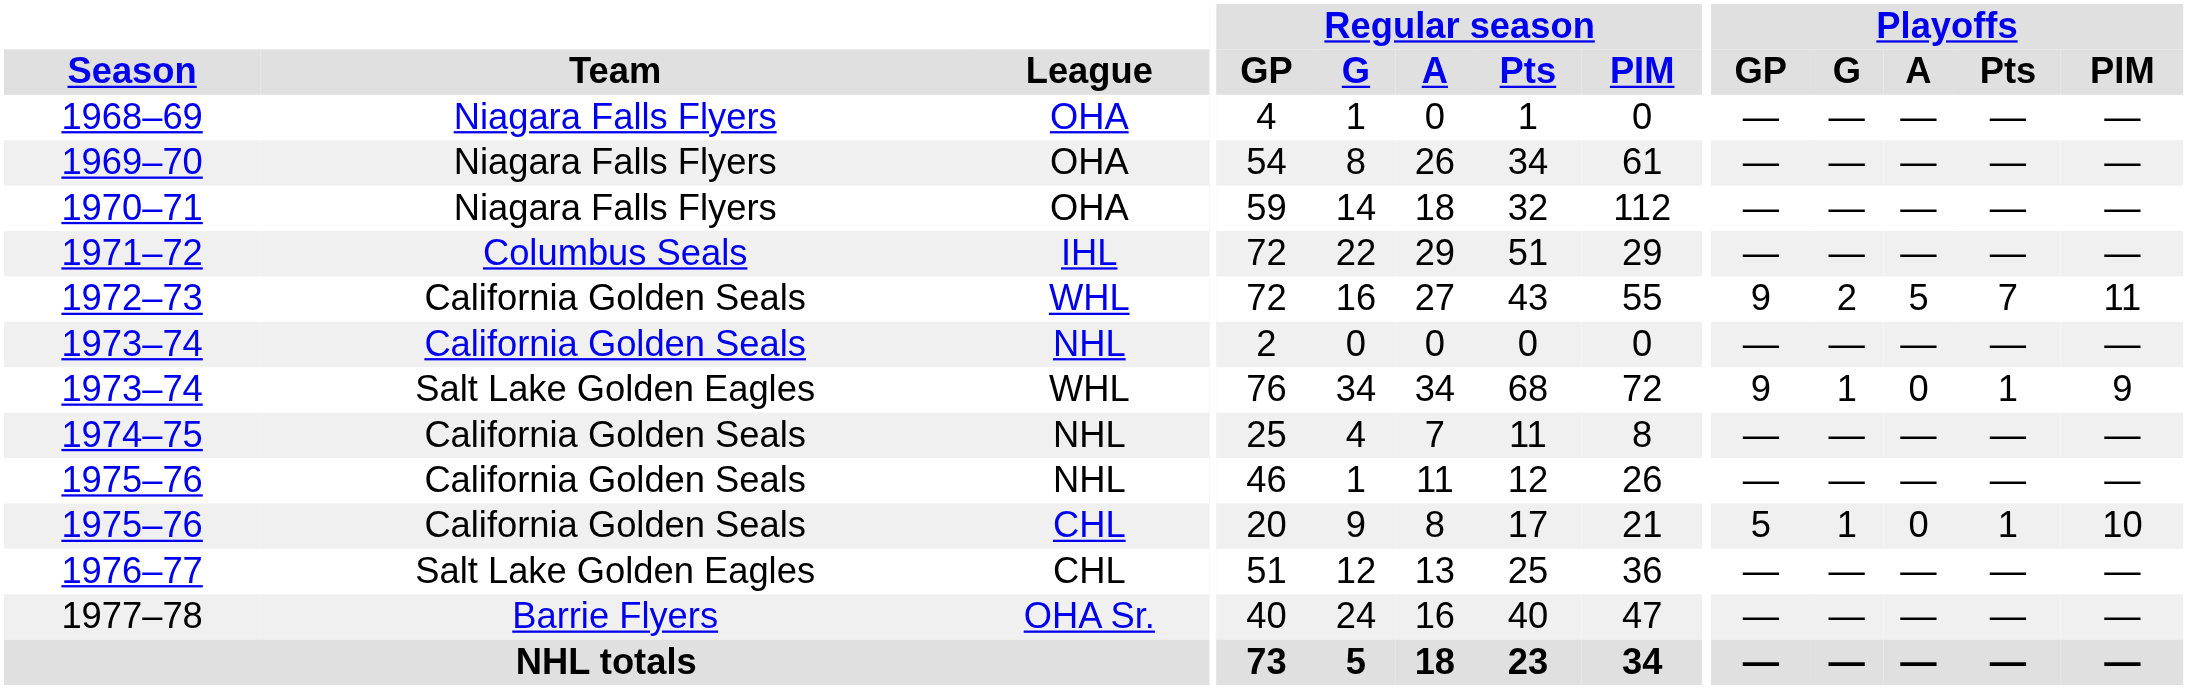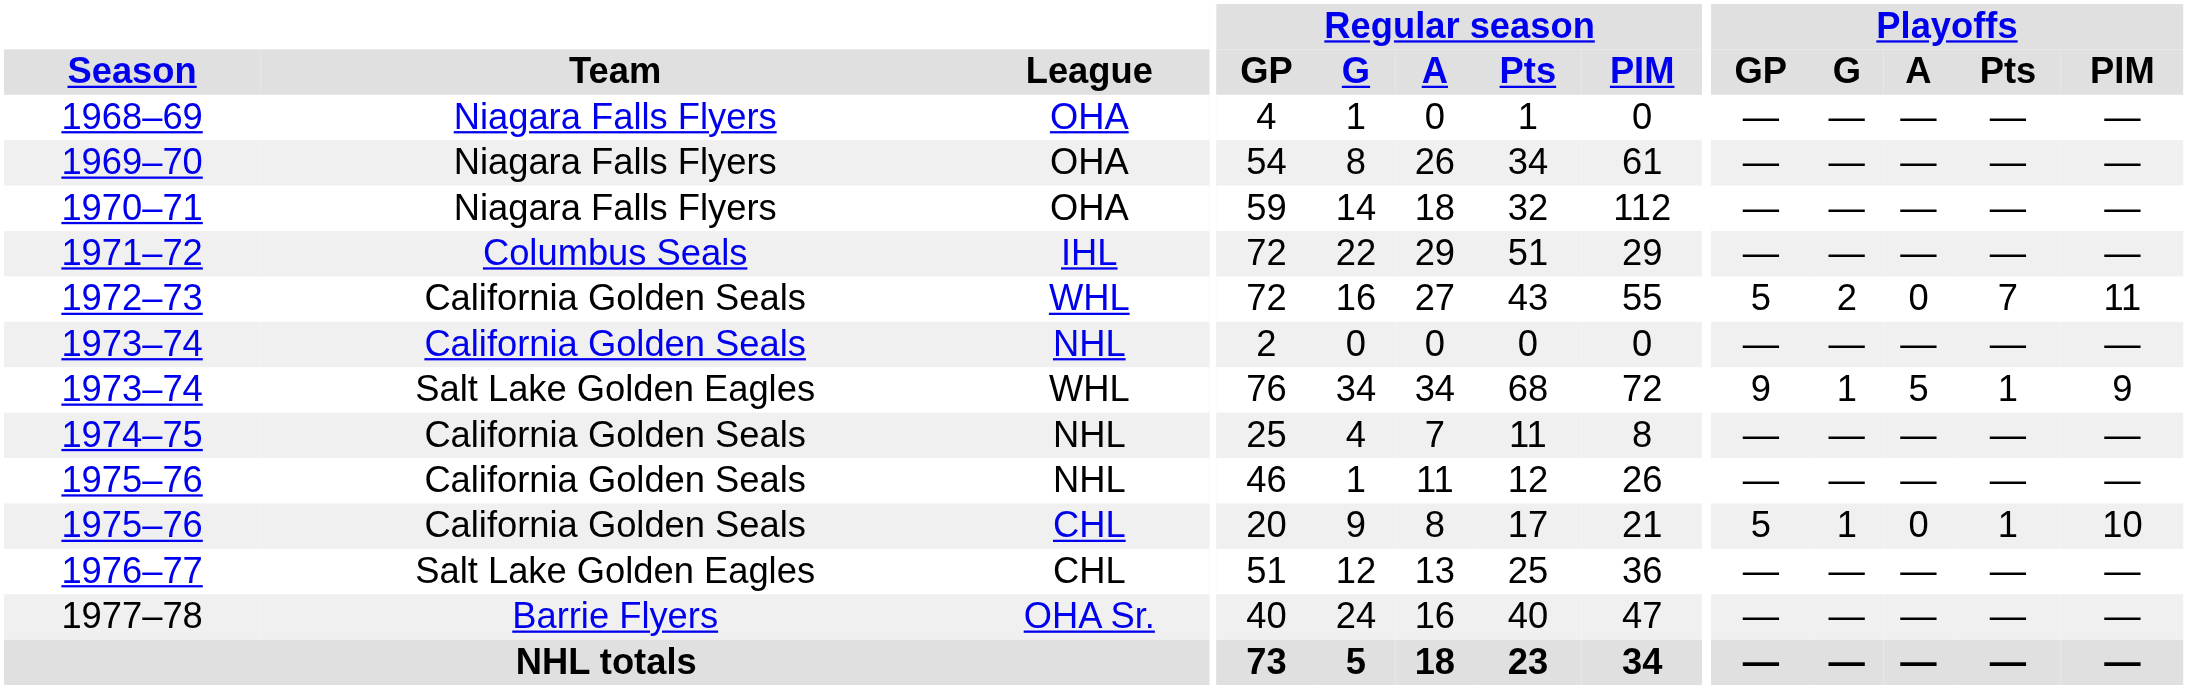(1761, 298) 9 -> (1761, 298) 5
(1918, 298) 5 -> (1918, 298) 0
(1918, 389) 0 -> (1918, 389) 5
